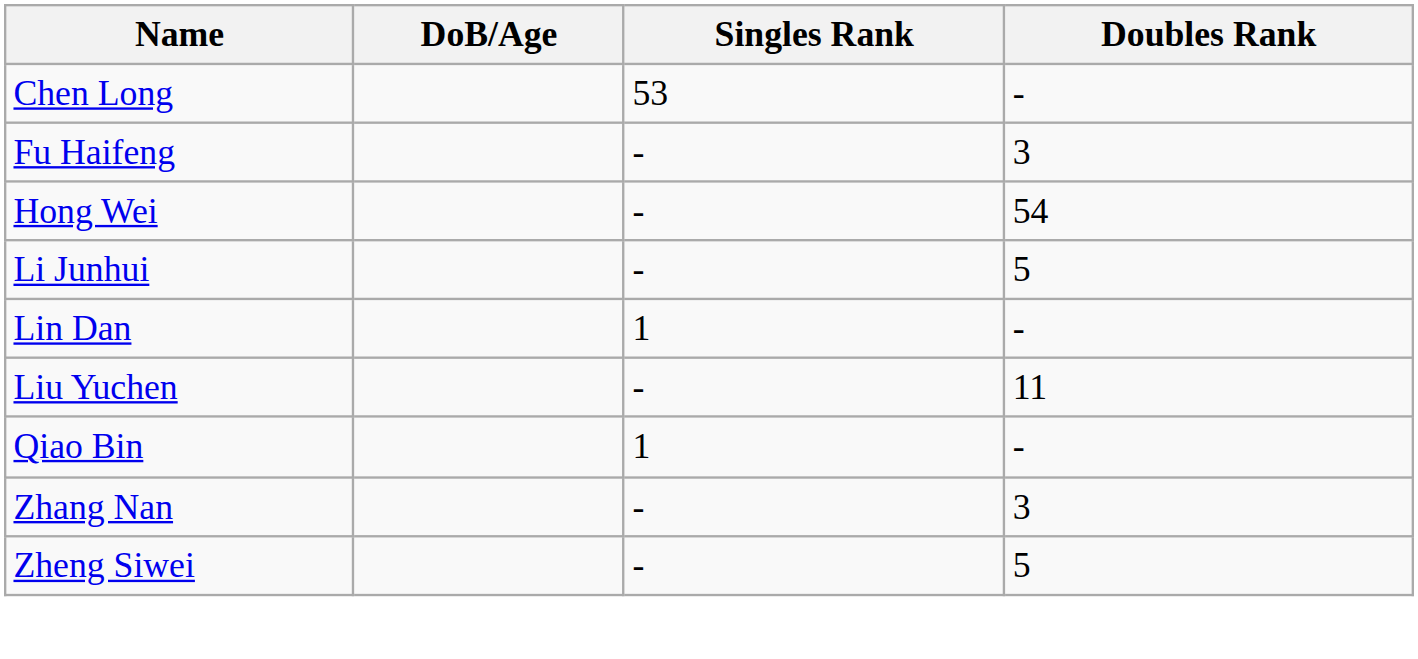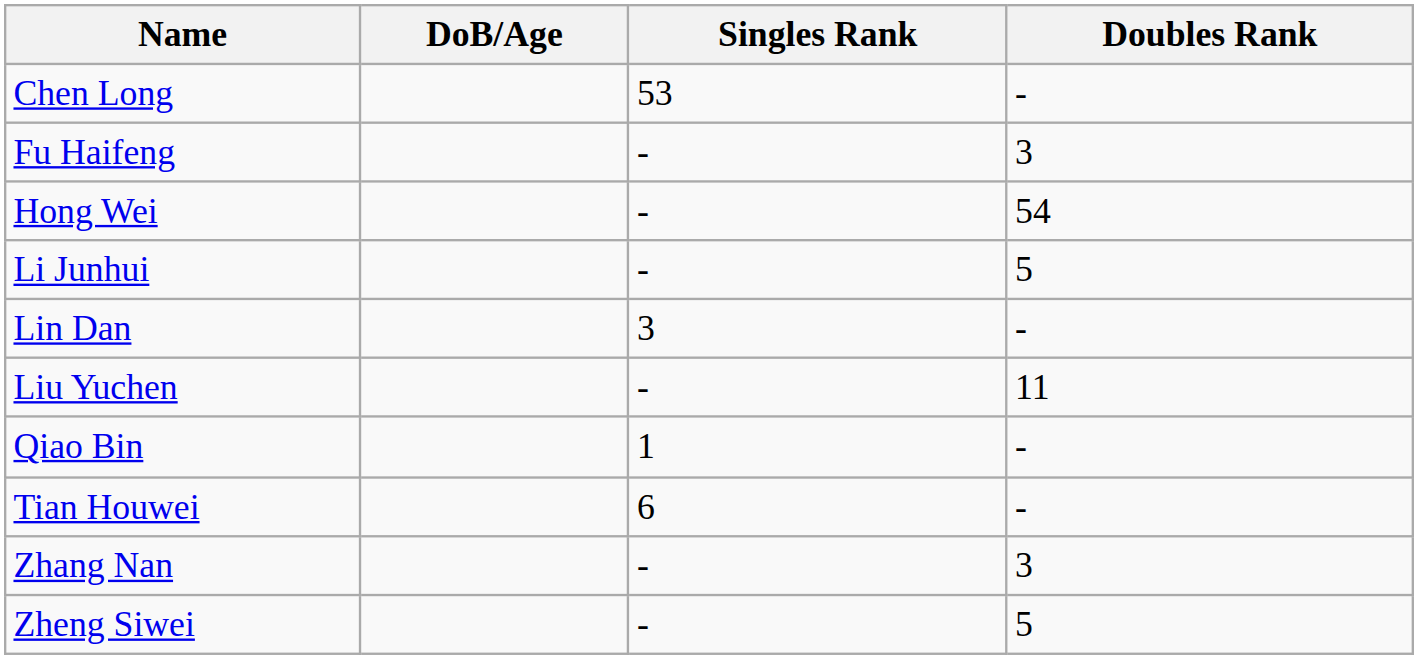(641, 328) 1 -> (646, 328) 3
+ row: (107, 505)
